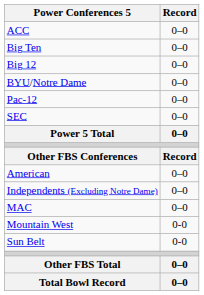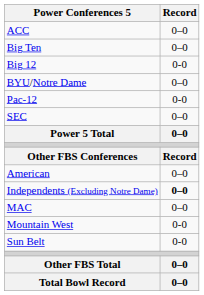(180, 64) 0–0 -> (180, 64) 0-0
(180, 99) 0–0 -> (180, 99) 0-0
(180, 190) normal -> (180, 190) bold
